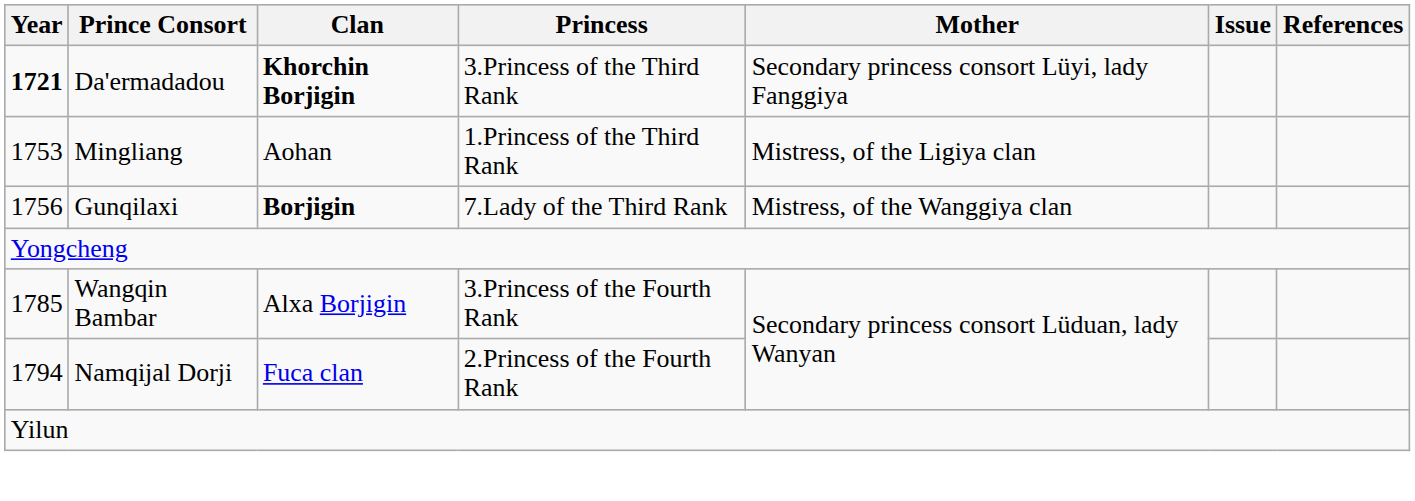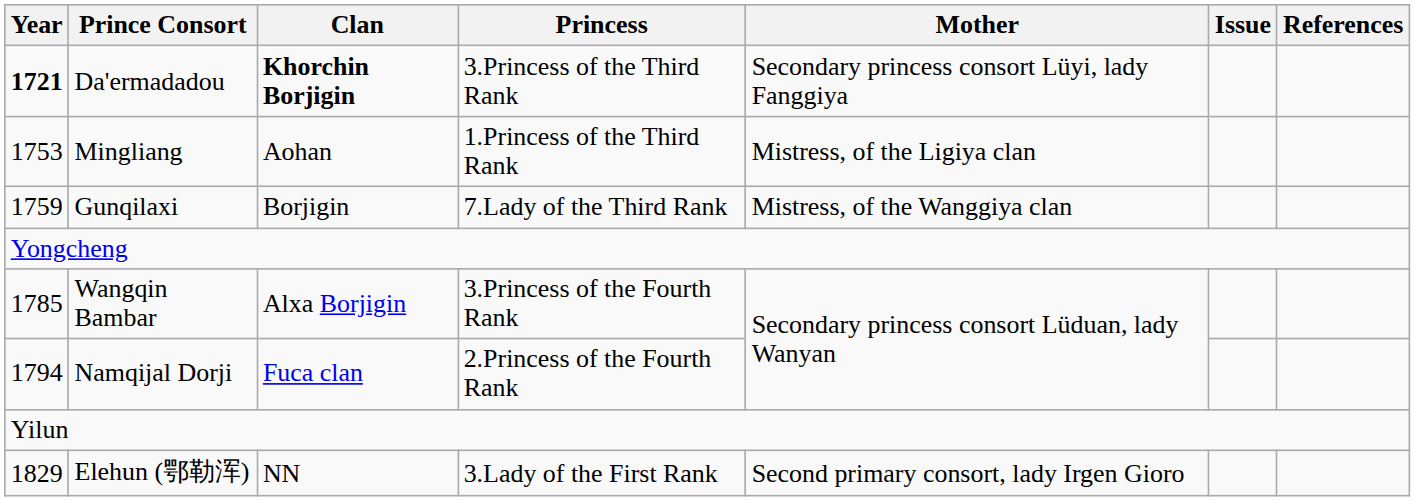(37, 206) 1756 -> (37, 206) 1759
(309, 206) bold -> (306, 206) normal
+ row: (162, 472)
